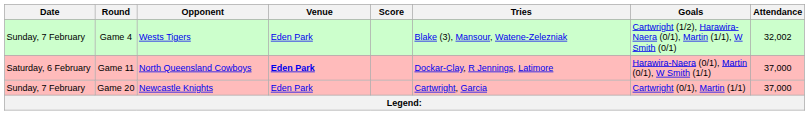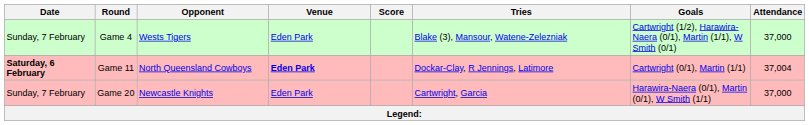(778, 37) 32,002 -> (778, 37) 37,000
(48, 68) normal -> (30, 68) bold
(690, 68) Harawira-Naera (0/1), Martin (0/1), W Smith (1/1) -> (689, 68) Cartwright (0/1), Martin (1/1)
(778, 68) 37,000 -> (778, 68) 37,004
(689, 88) Cartwright (0/1), Martin (1/1) -> (690, 93) Harawira-Naera (0/1), Martin (0/1), W Smith (1/1)
